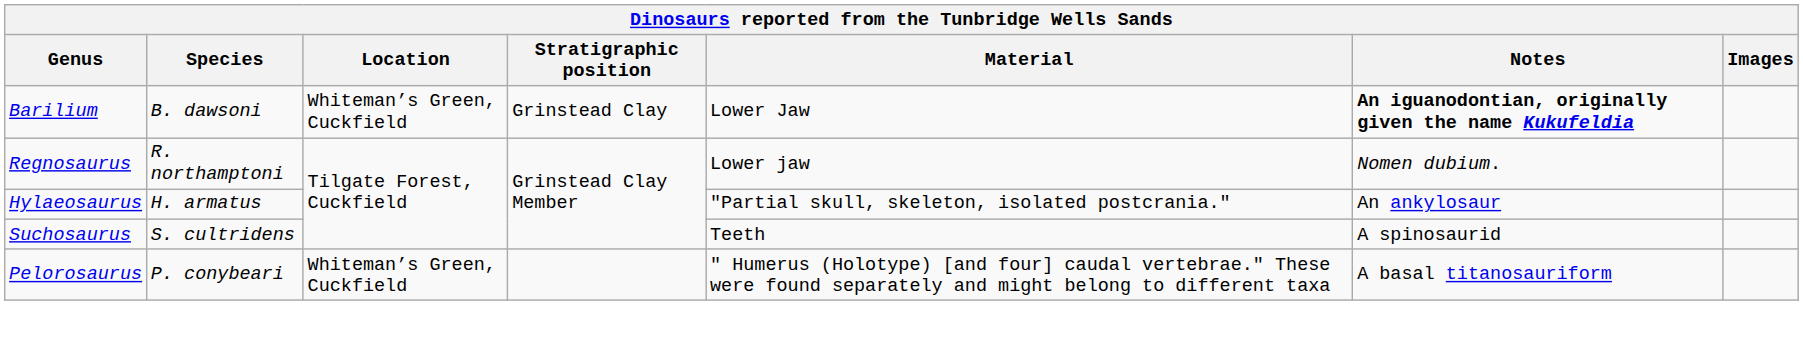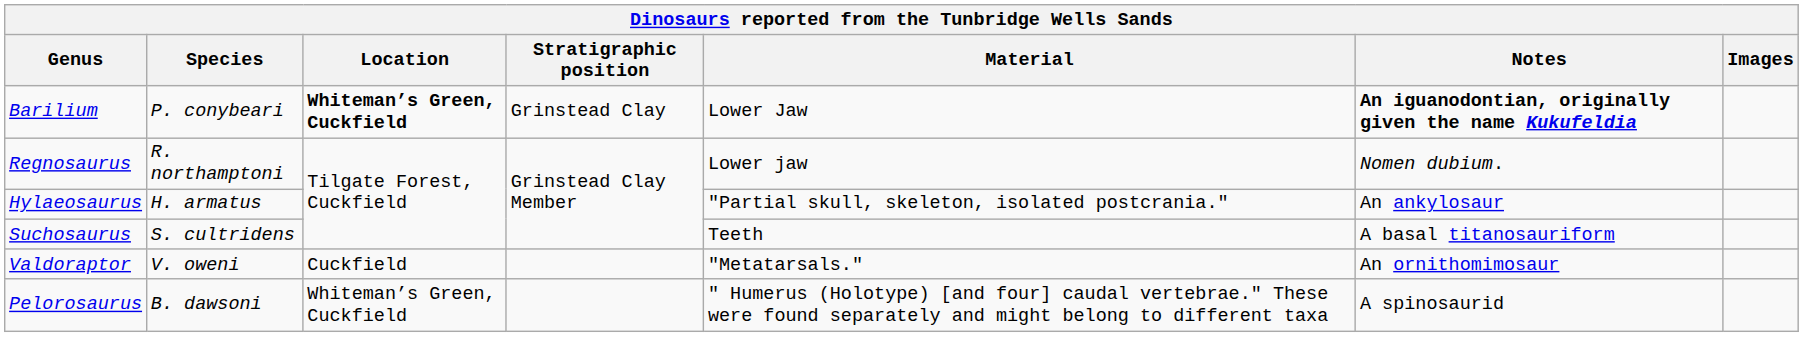(206, 112) B. dawsoni -> (217, 112) P. conybeari
(402, 112) normal -> (402, 112) bold
(1429, 234) A spinosaurid -> (1487, 234) A basal titanosauriform
+ row: (70, 264)
(217, 275) P. conybeari -> (206, 305) B. dawsoni
(1485, 275) A basal titanosauriform -> (1432, 305) A spinosaurid
